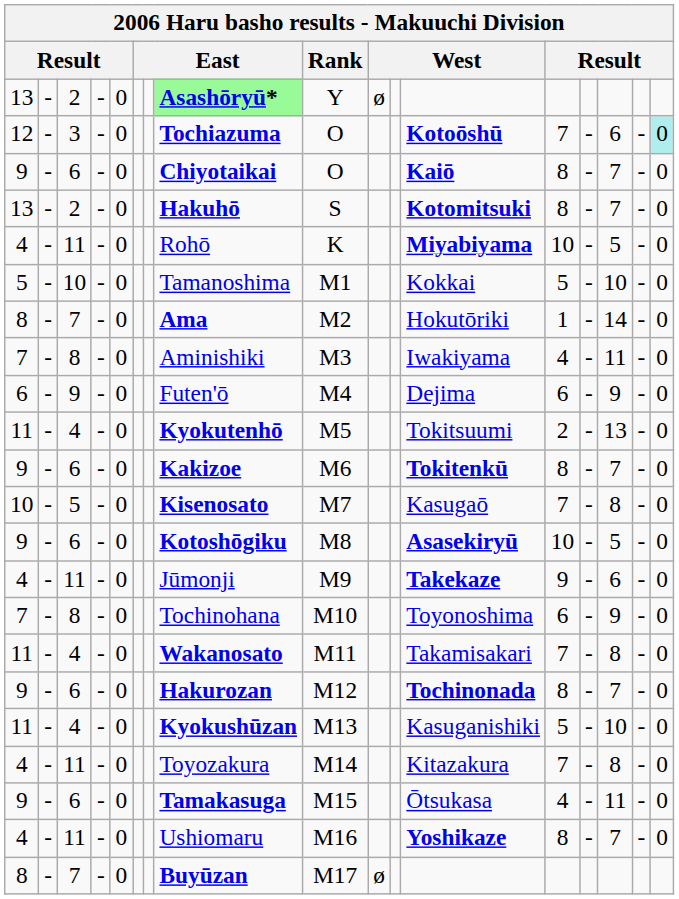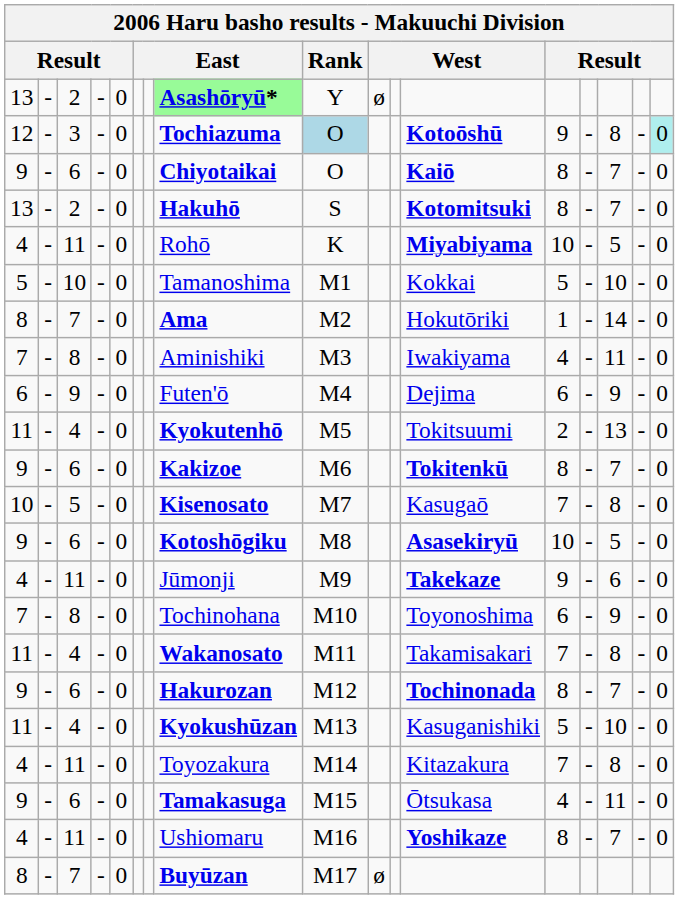(335, 134) no background -> (335, 134) lightblue background
(562, 134) 7 -> (562, 134) 9
(615, 134) 6 -> (615, 134) 8
